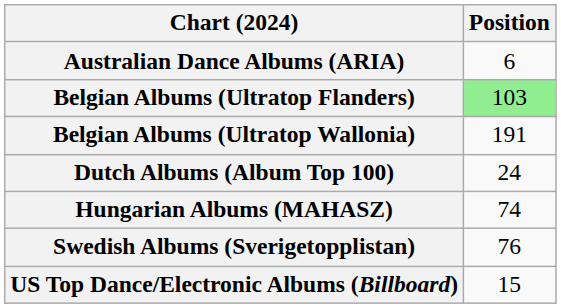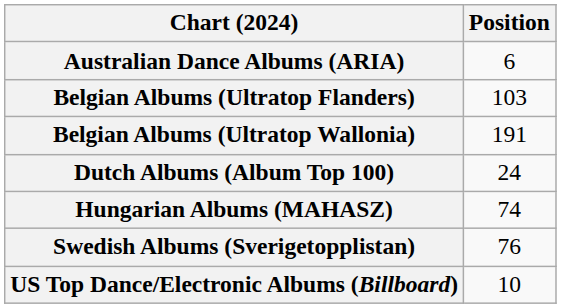(509, 97) lightgreen background -> (509, 97) no background
(509, 284) 15 -> (509, 284) 10
